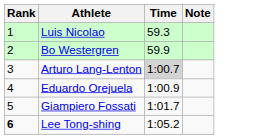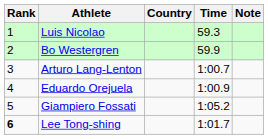+ column: (169, 13)
(163, 69) lightgrey background -> (213, 69) no background
(163, 106) 1:01.7 -> (213, 106) 1:05.2
(163, 124) 1:05.2 -> (213, 124) 1:01.7
